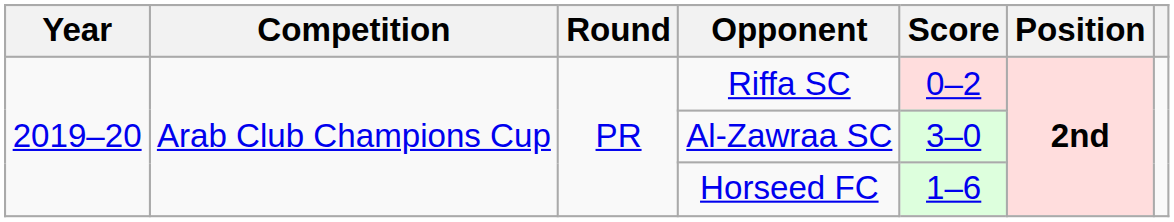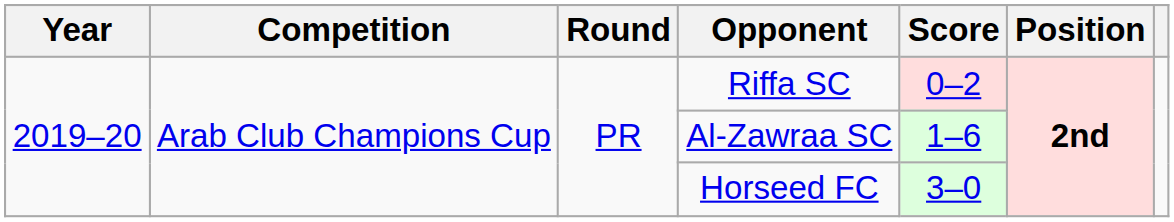(954, 135) 3–0 -> (954, 135) 1–6
(954, 188) 1–6 -> (954, 188) 3–0
